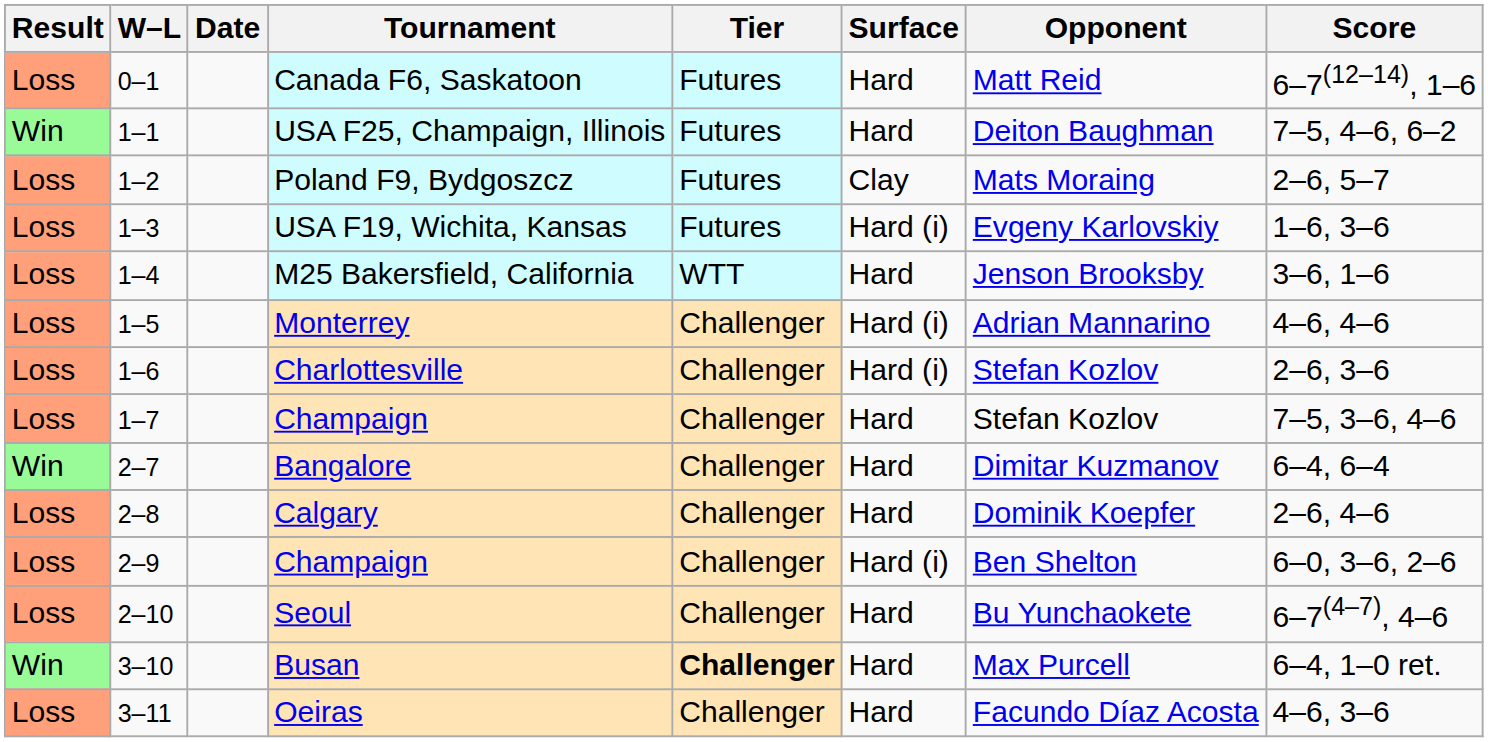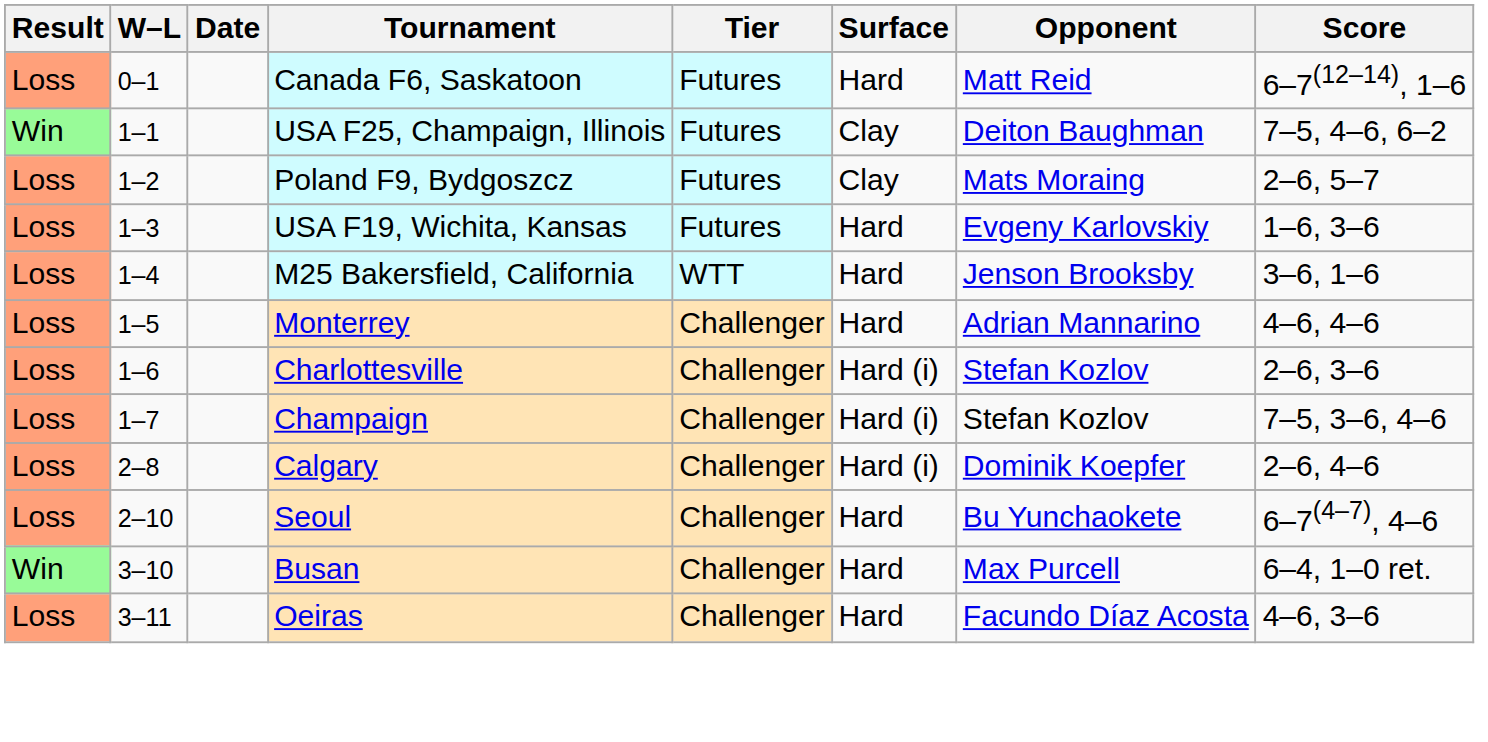(881, 131) Hard -> (869, 131) Clay
(899, 227) Hard (i) -> (871, 227) Hard
(899, 322) Hard (i) -> (871, 322) Hard
(881, 418) Hard -> (889, 418) Hard (i)
- row: (139, 467)
(881, 513) Hard -> (889, 465) Hard (i)
- row: (139, 563)
(757, 664) bold -> (752, 569) normal
